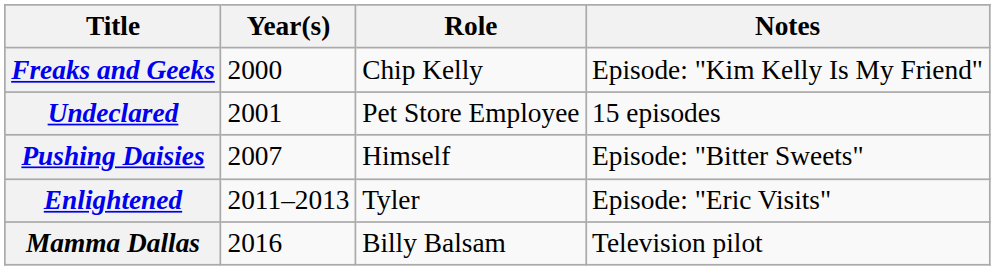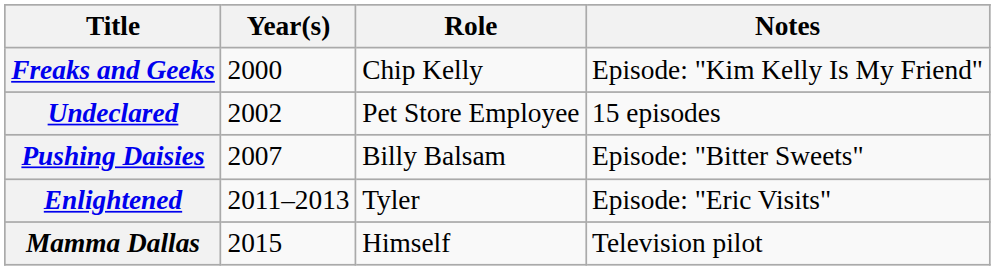(255, 112) 2001 -> (255, 112) 2002
(406, 156) Himself -> (434, 156) Billy Balsam
(255, 243) 2016 -> (255, 243) 2015
(434, 243) Billy Balsam -> (406, 243) Himself
